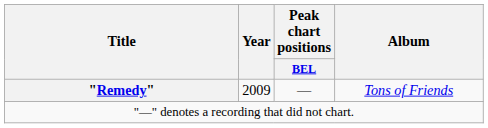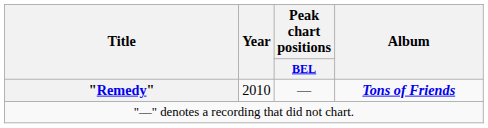(256, 90) 2009 -> (256, 90) 2010
(409, 90) normal -> (409, 90) bold
